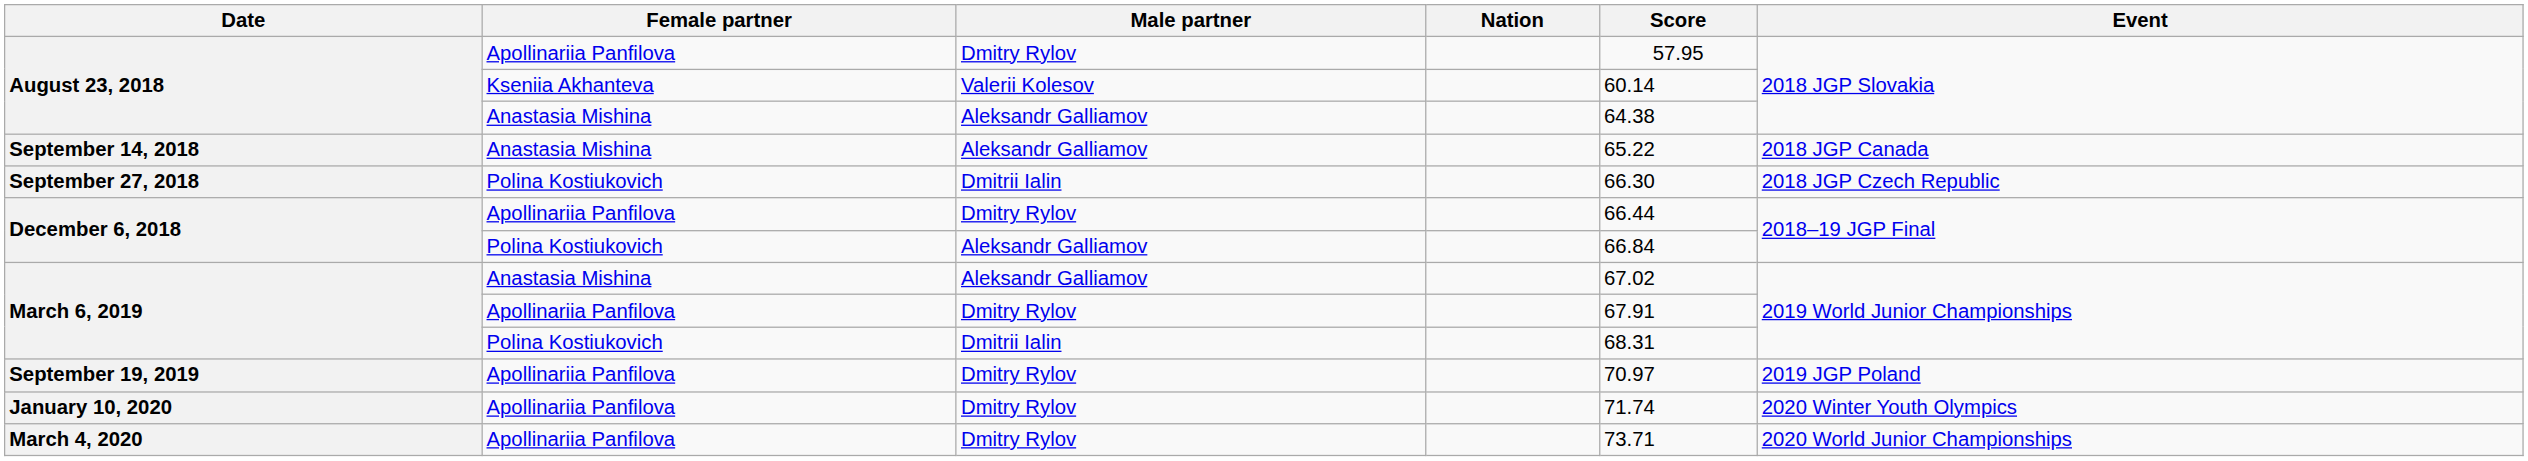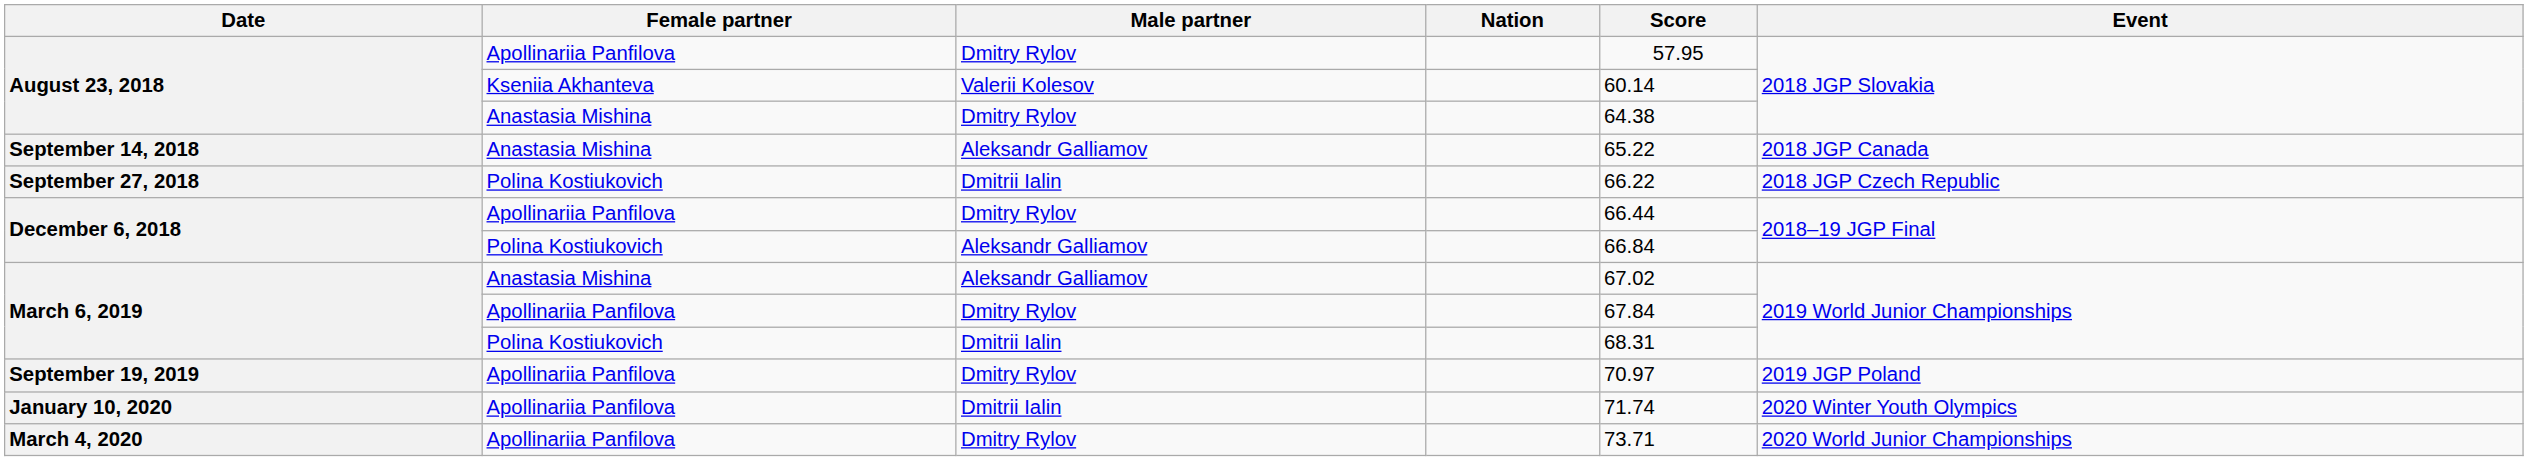(1054, 117) Aleksandr Galliamov -> (1019, 117) Dmitry Rylov
(1629, 181) 66.30 -> (1629, 181) 66.22
(1629, 310) 67.91 -> (1629, 310) 67.84
(1019, 407) Dmitry Rylov -> (1011, 407) Dmitrii Ialin
